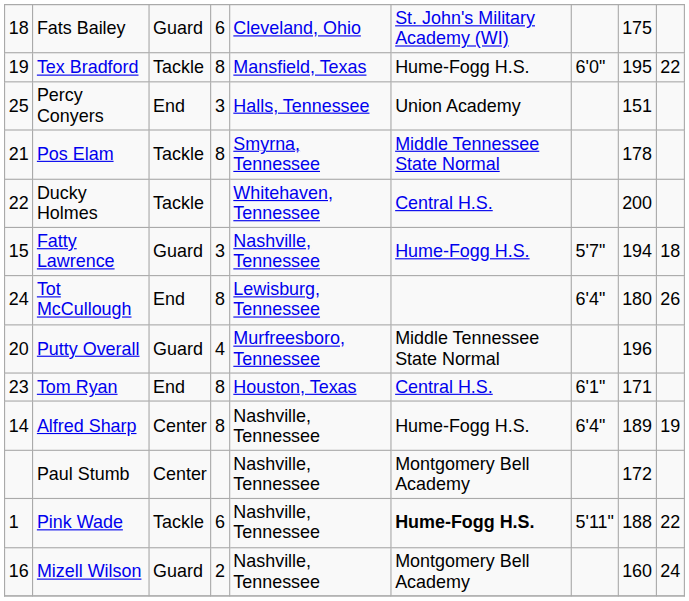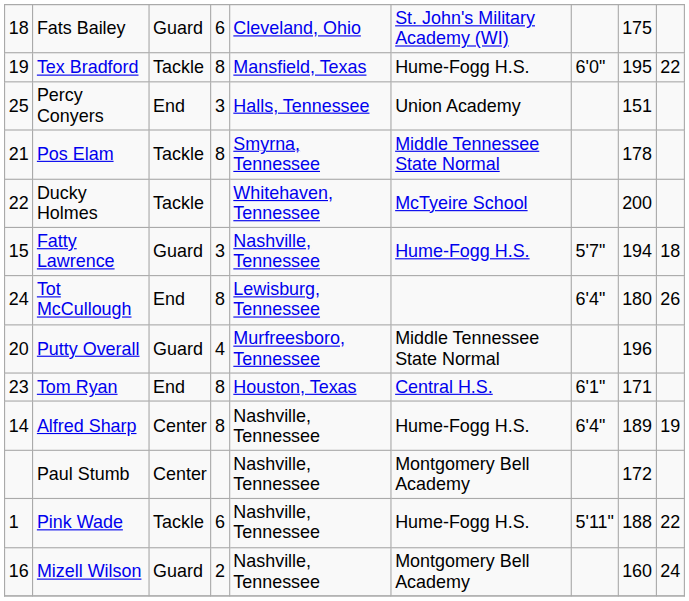(444, 202) Central H.S. -> (461, 202) McTyeire School
(465, 522) bold -> (462, 522) normal
